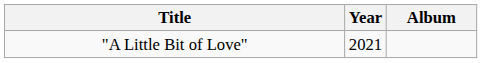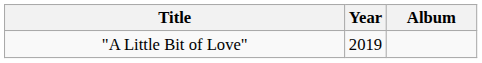(365, 44) 2021 -> (365, 44) 2019
